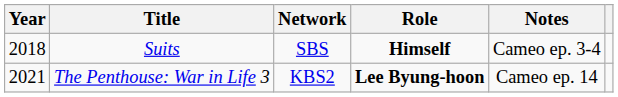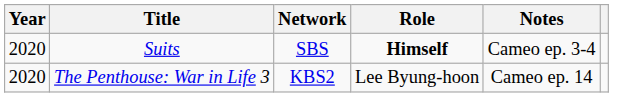(27, 48) 2018 -> (27, 48) 2020
(27, 77) 2021 -> (27, 77) 2020
(420, 77) bold -> (417, 77) normal
